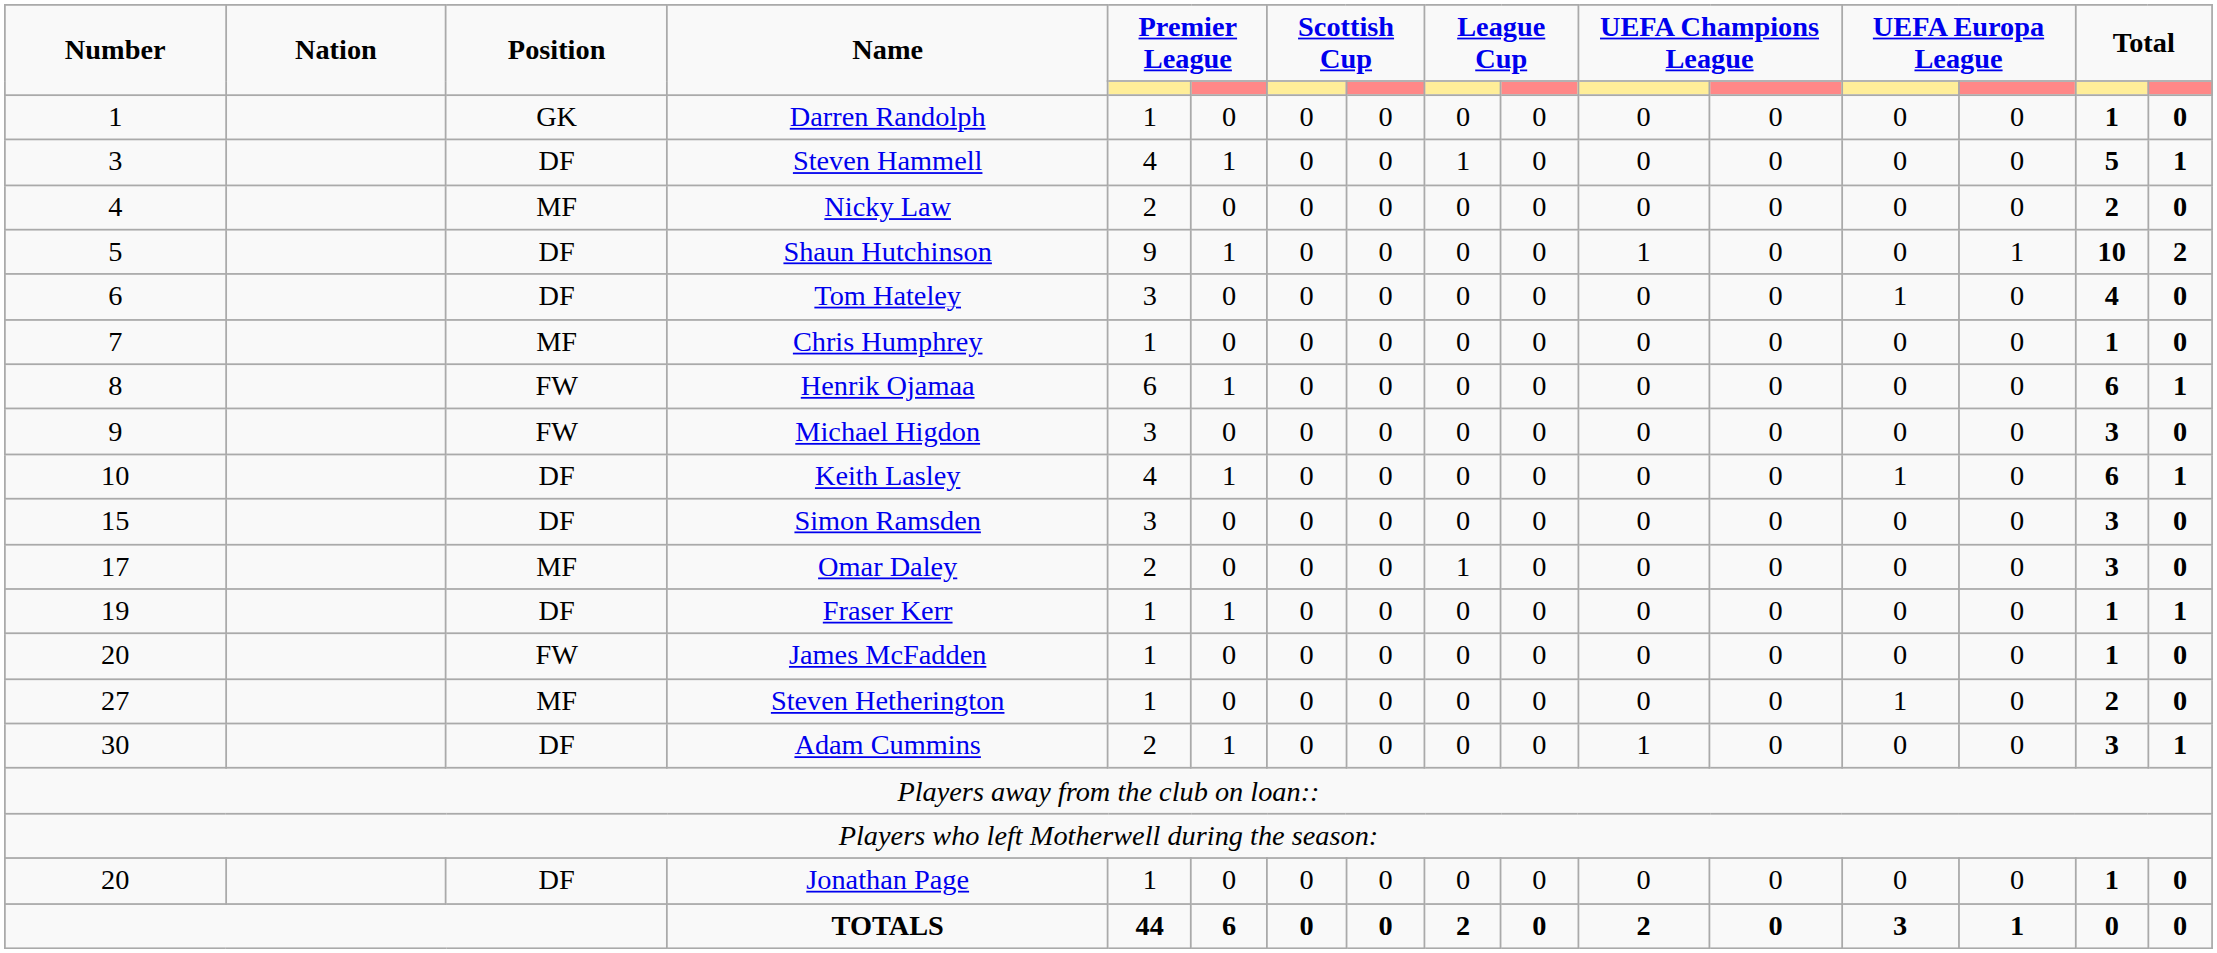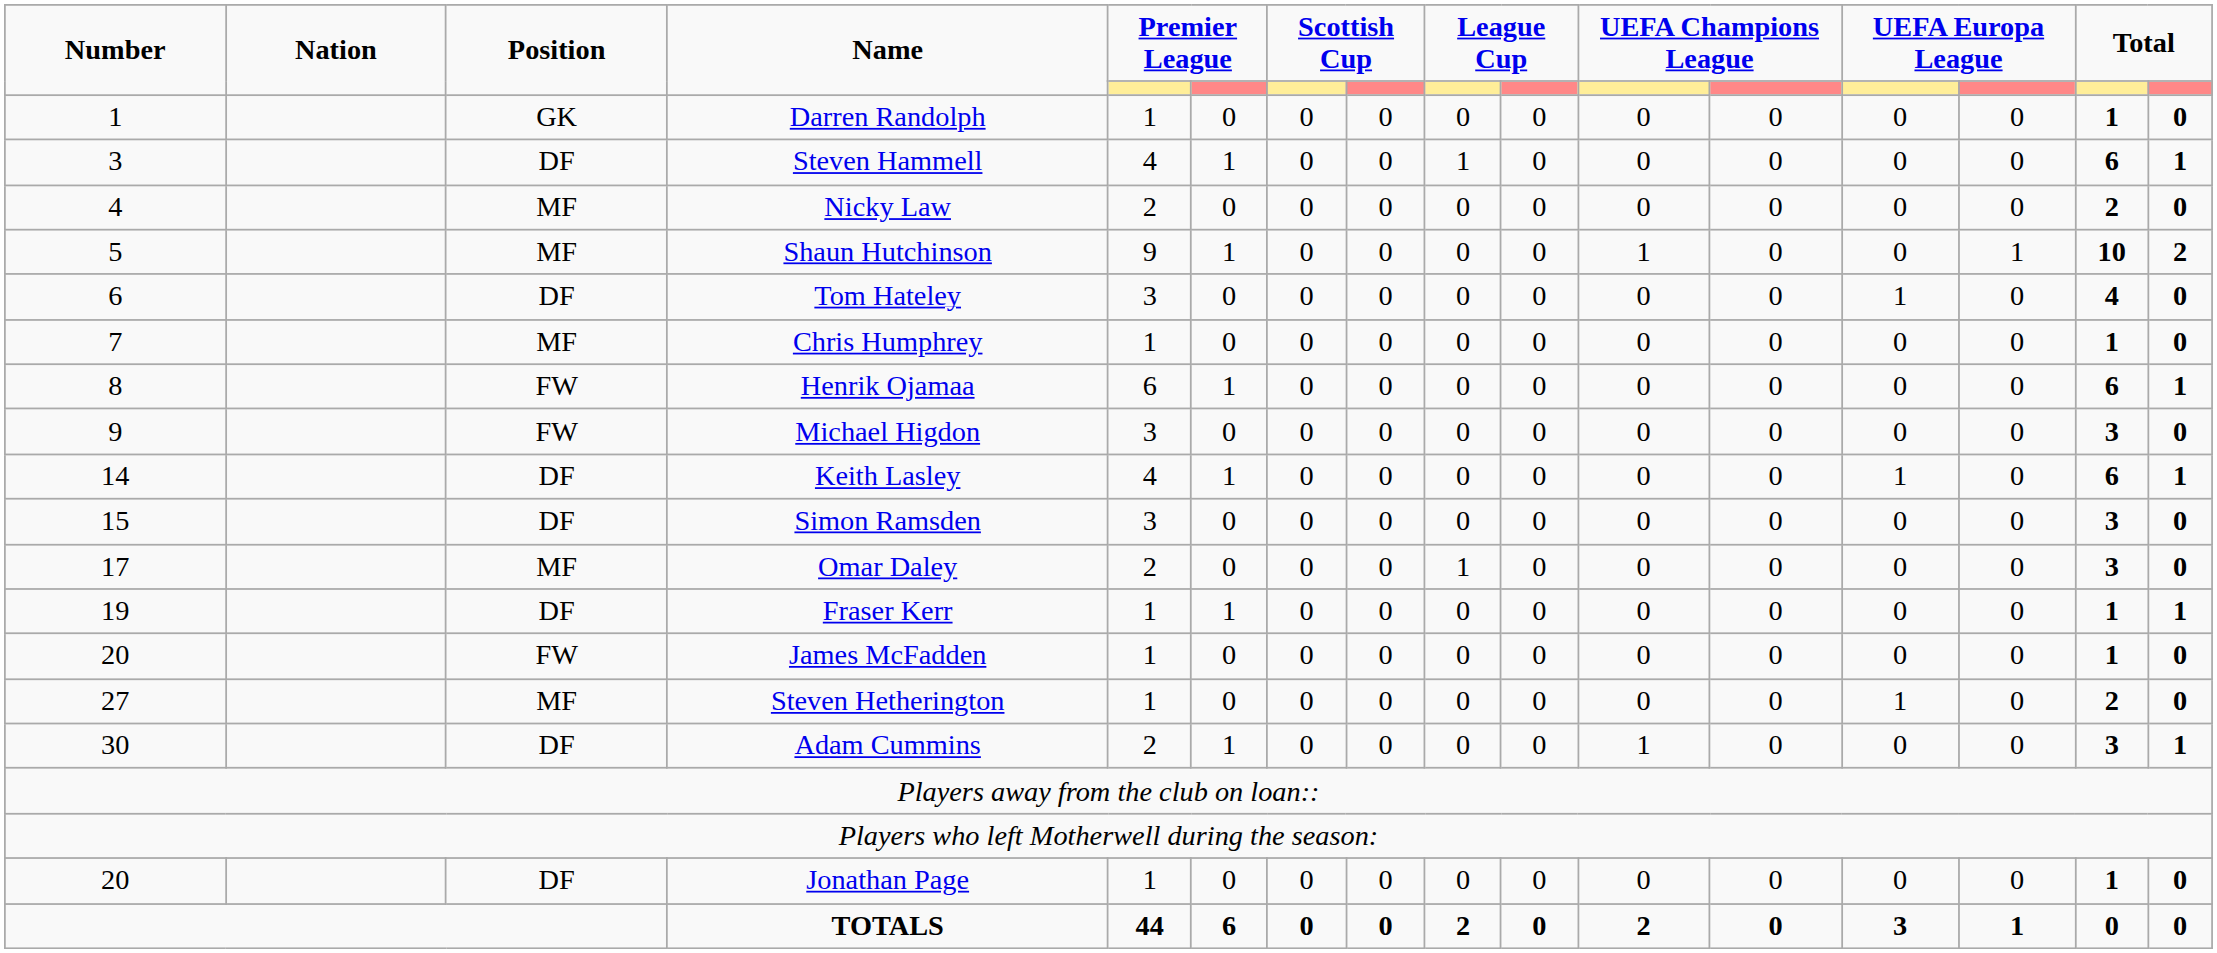(2112, 161) 5 -> (2112, 161) 6
(557, 251) DF -> (557, 251) MF
(115, 476) 10 -> (115, 476) 14
